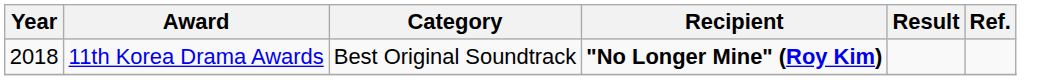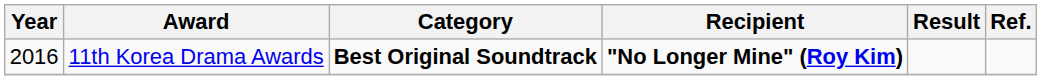(34, 56) 2018 -> (34, 56) 2016
(455, 56) normal -> (465, 56) bold
